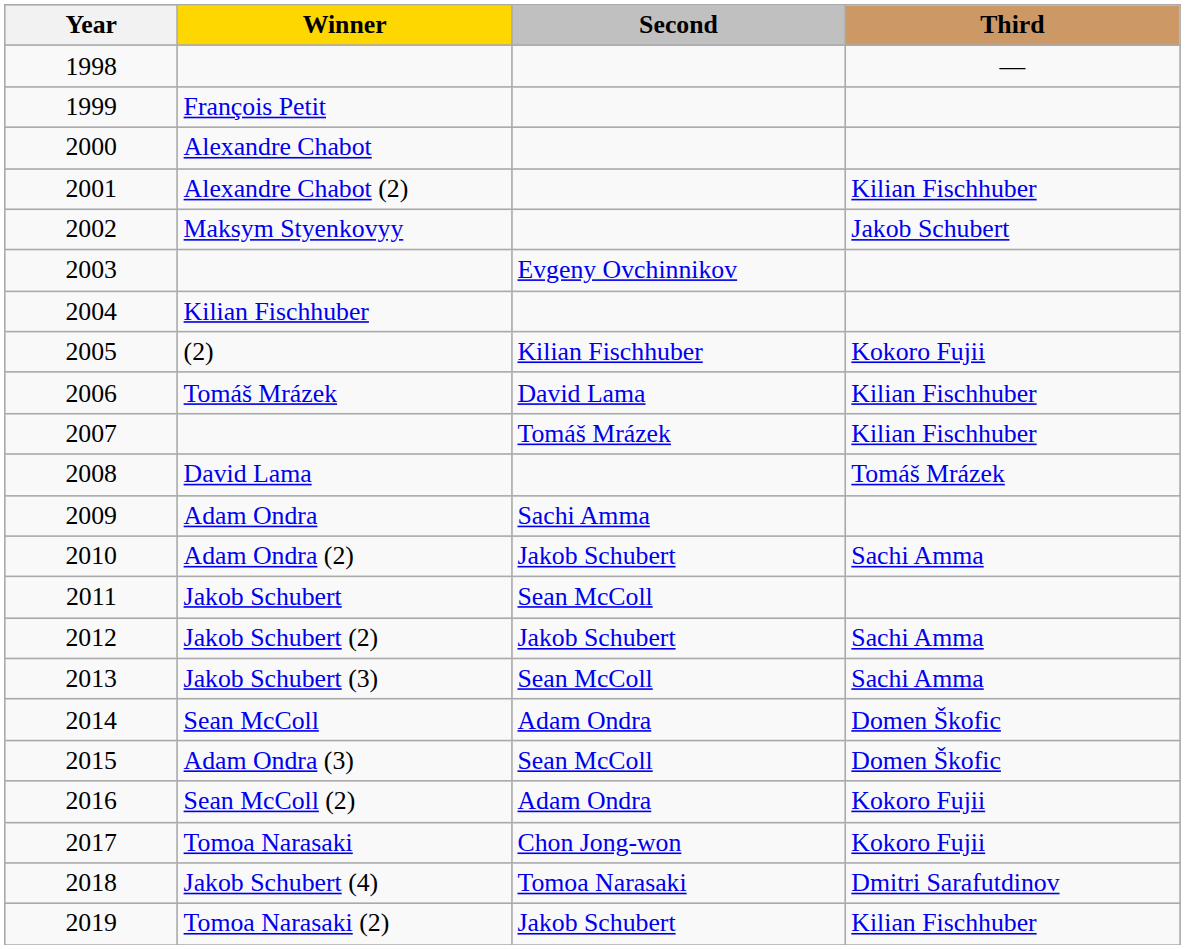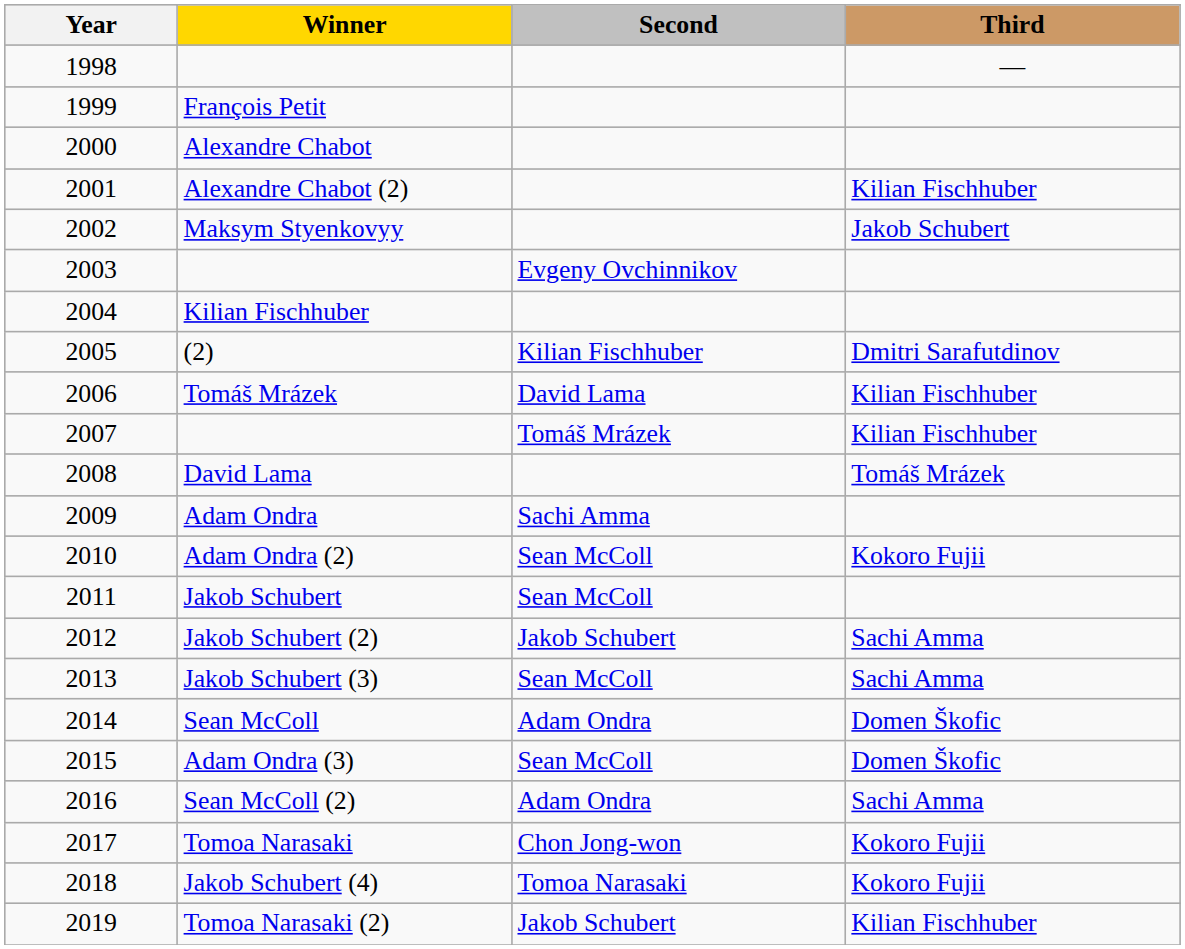(918, 351) Kokoro Fujii -> (955, 351) Dmitri Sarafutdinov
(597, 556) Jakob Schubert -> (585, 556) Sean McColl
(918, 556) Sachi Amma -> (918, 556) Kokoro Fujii
(918, 801) Kokoro Fujii -> (918, 801) Sachi Amma
(955, 882) Dmitri Sarafutdinov -> (918, 882) Kokoro Fujii
